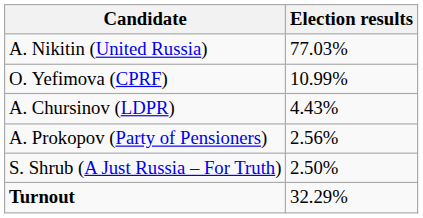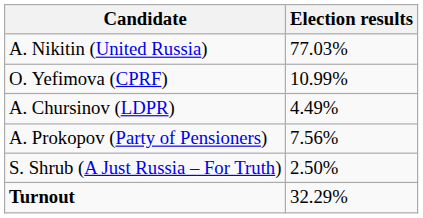(314, 108) 4.43% -> (314, 108) 4.49%
(314, 138) 2.56% -> (314, 138) 7.56%
